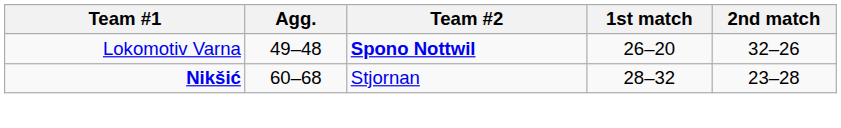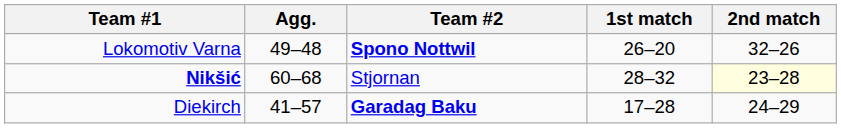(774, 78) no background -> (774, 78) lightyellow background
+ row: (207, 107)
